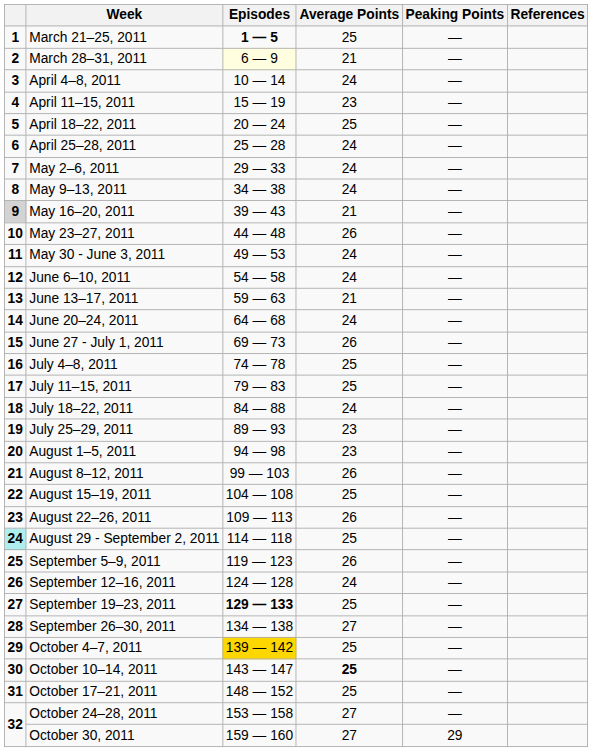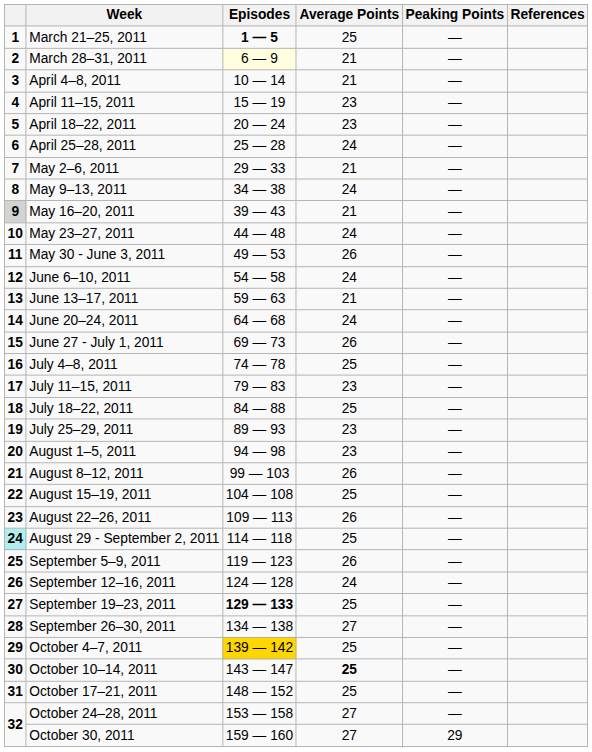(349, 80) 24 -> (349, 80) 21
(349, 124) 25 -> (349, 124) 23
(349, 168) 24 -> (349, 168) 21
(349, 233) 26 -> (349, 233) 24
(349, 255) 24 -> (349, 255) 26
(349, 386) 25 -> (349, 386) 23
(349, 408) 24 -> (349, 408) 25
